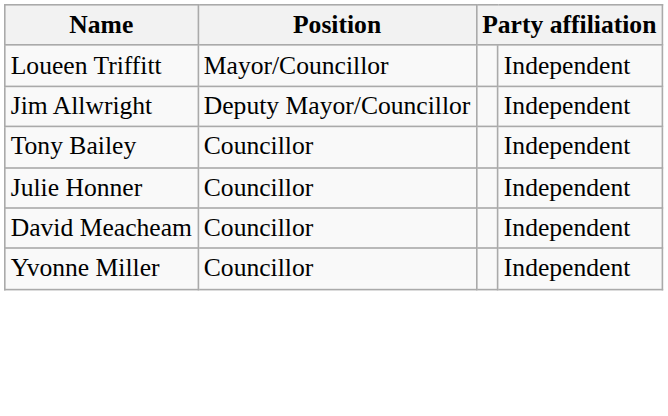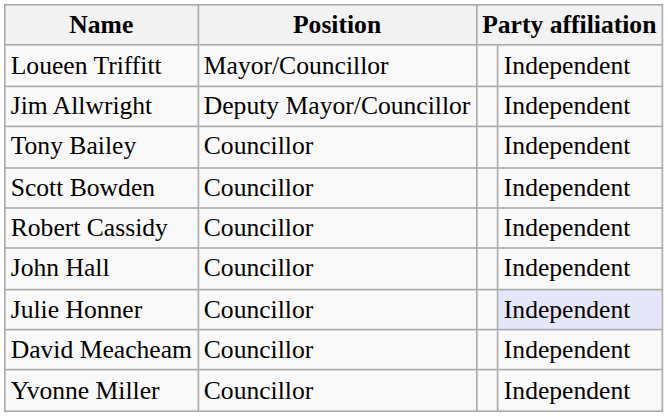+ row: (83, 187)
+ row: (89, 227)
+ row: (60, 268)
(567, 187) no background -> (567, 308) lavender background
